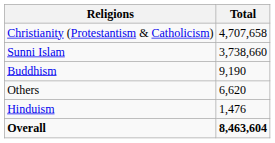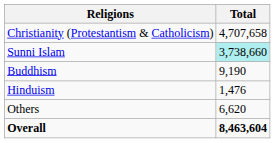(243, 52) no background -> (243, 52) paleturquoise background
rows swapped: (31, 109) <-> (23, 90)
